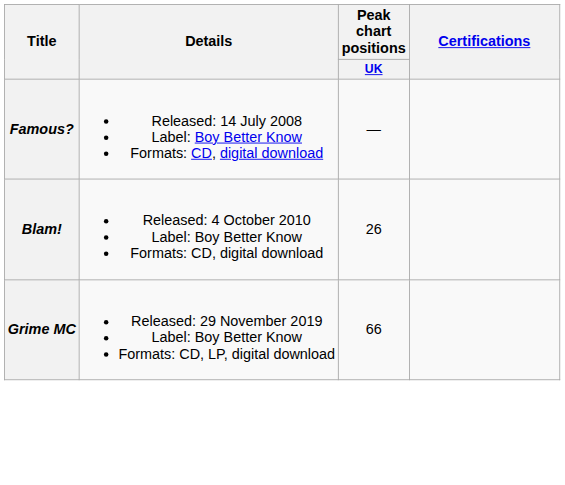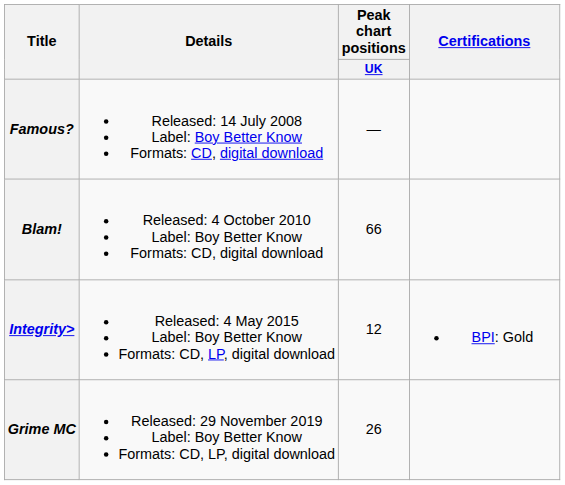(374, 229) 26 -> (374, 229) 66
+ row: (42, 329)
(374, 329) 66 -> (374, 429) 26
